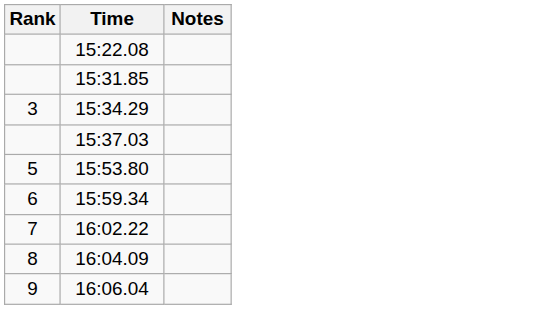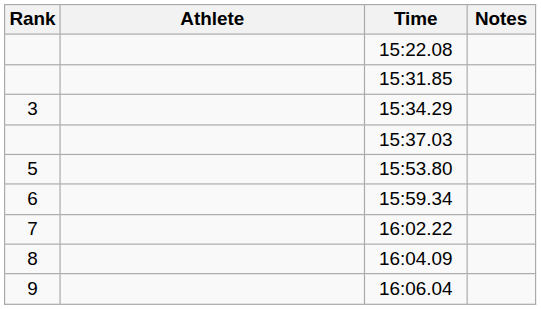+ column: (212, 19)
